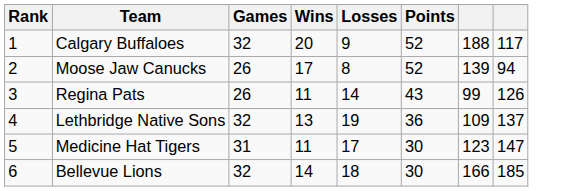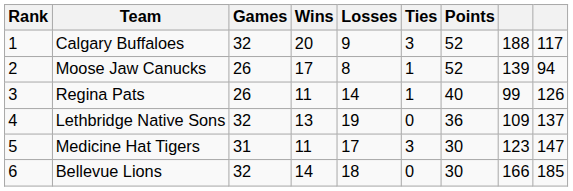+ column: (421, 17)
(414, 95) 43 -> (454, 95) 40
